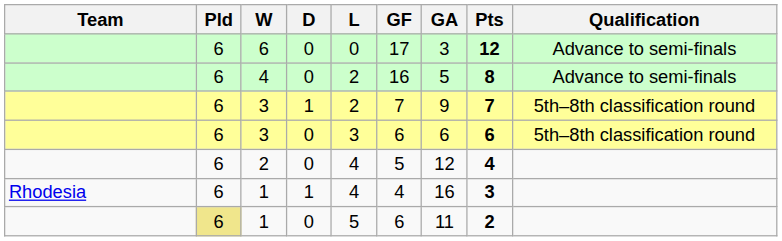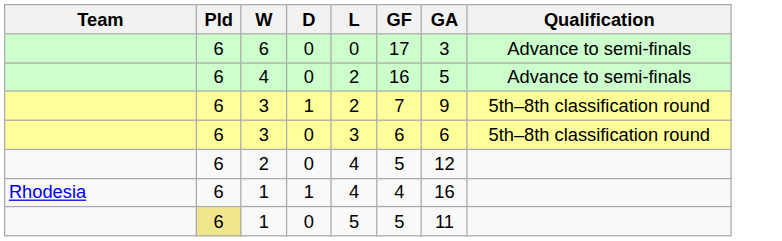- column: (490, 19)
(399, 222) 6 -> (399, 222) 5
